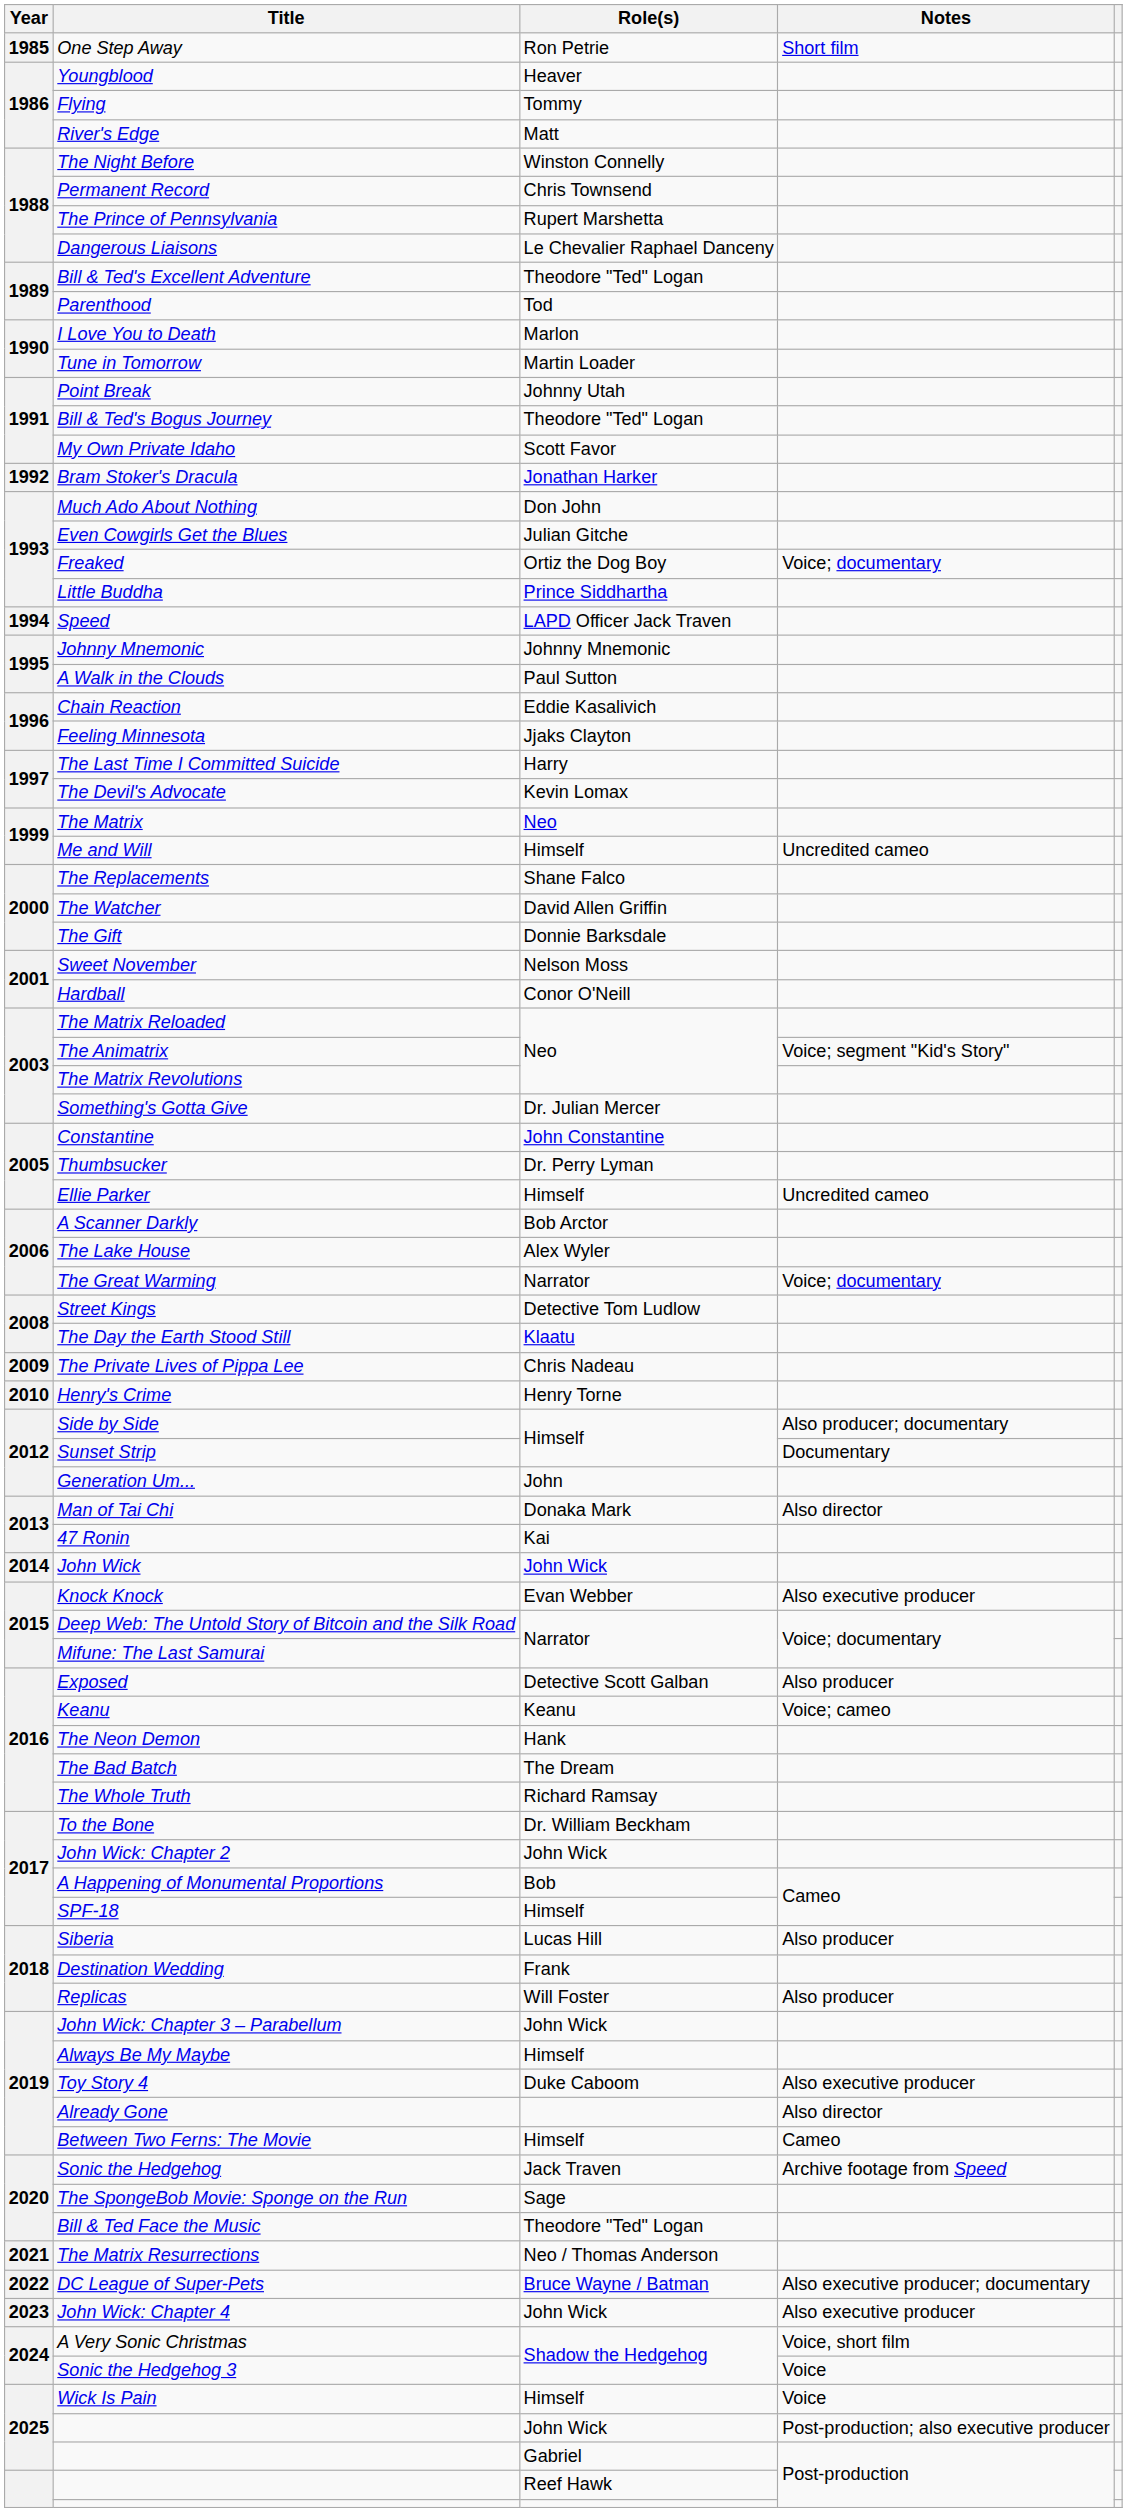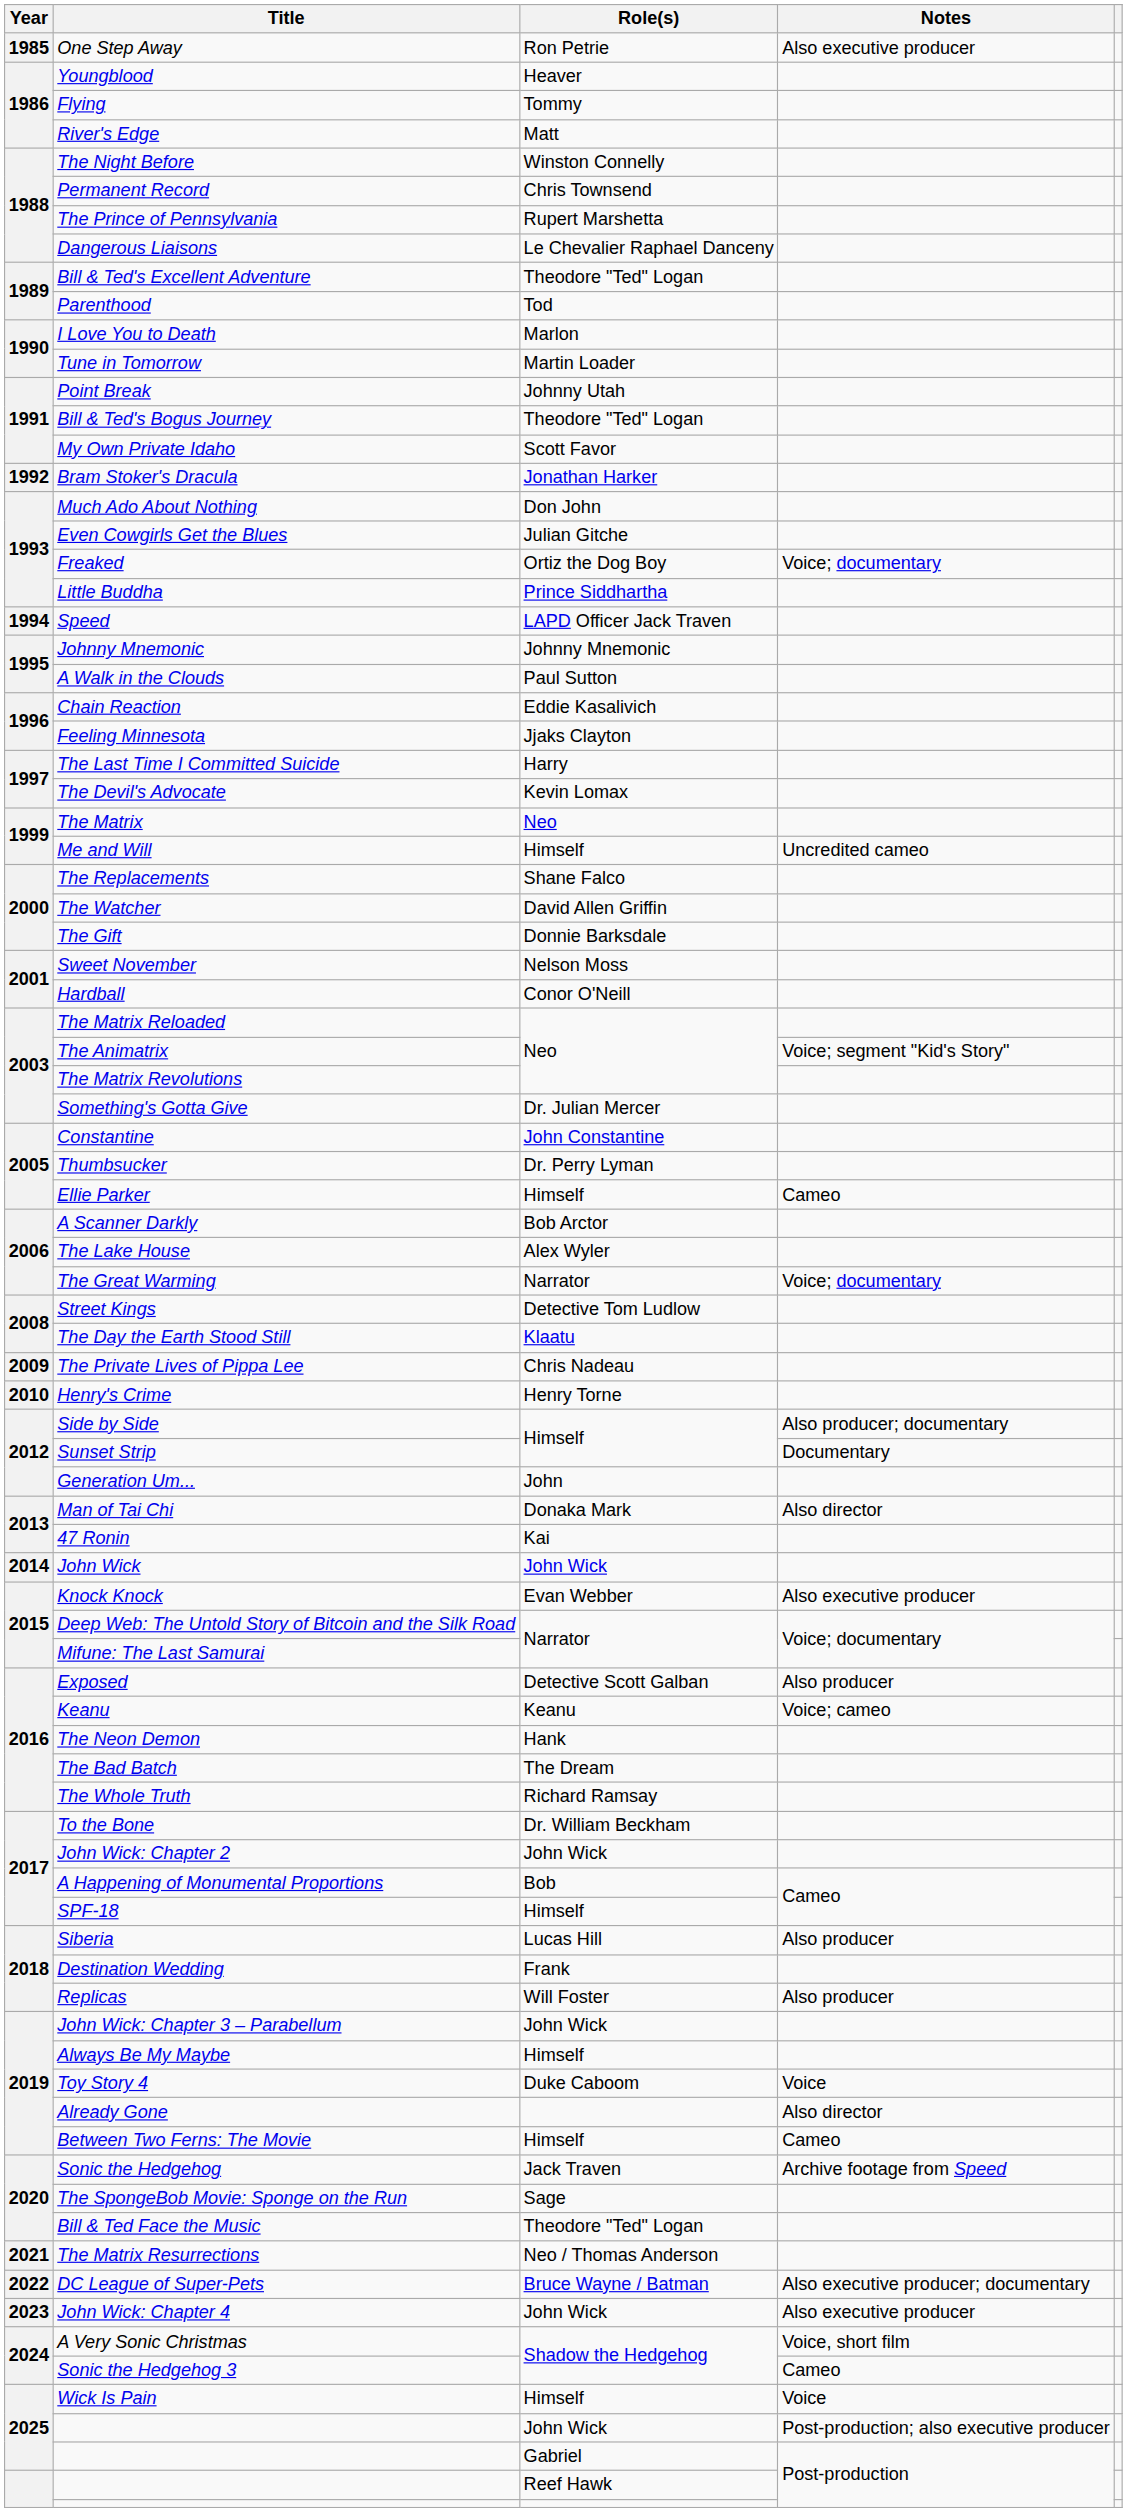(820, 47) Short film -> (879, 47) Also executive producer
(856, 1194) Uncredited cameo -> (811, 1194) Cameo
(879, 2083) Also executive producer -> (804, 2083) Voice
(804, 2370) Voice -> (811, 2370) Cameo
